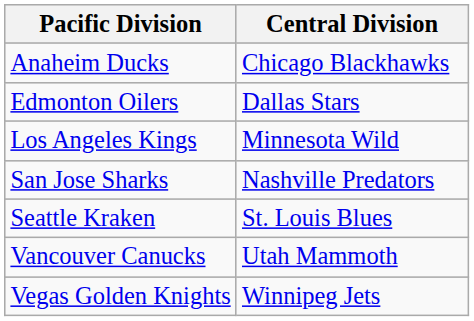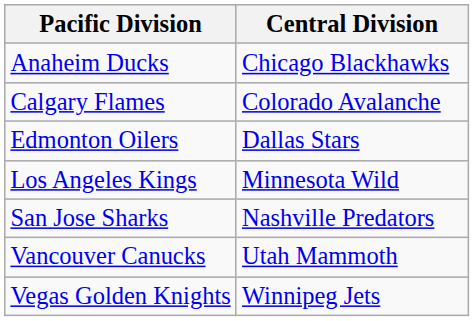+ row: (88, 101)
- row: (83, 218)
